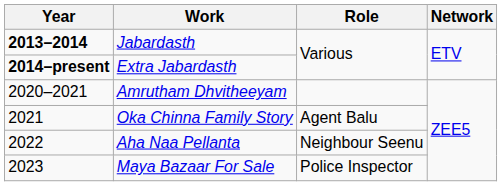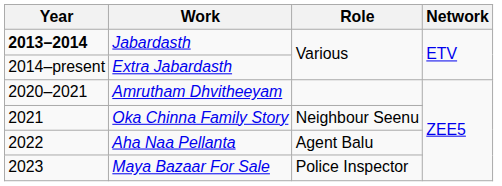(59, 67) bold -> (57, 67) normal
(339, 117) Agent Balu -> (357, 117) Neighbour Seenu
(362, 142) Neighbour Seenu -> (334, 142) Agent Balu
